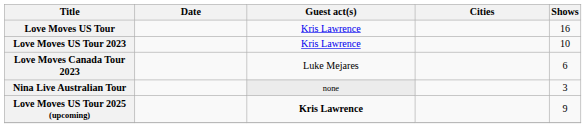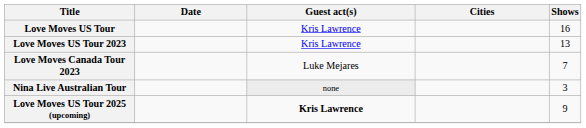(565, 44) 10 -> (565, 44) 13
(565, 66) 6 -> (565, 66) 7
